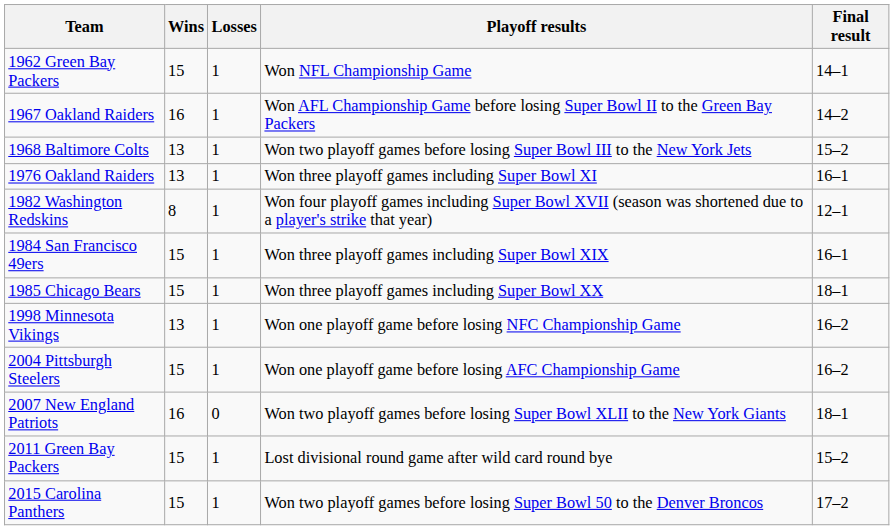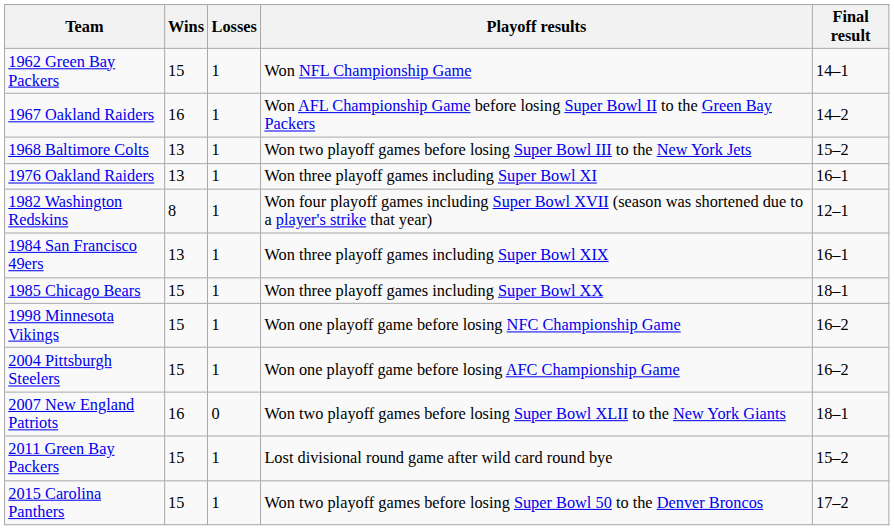(176, 255) 15 -> (176, 255) 13
(176, 325) 13 -> (176, 325) 15
